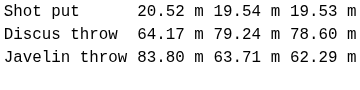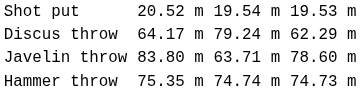(323, 35) 78.60 m -> (323, 35) 62.29 m
(323, 58) 62.29 m -> (323, 58) 78.60 m
+ row: (61, 81)
